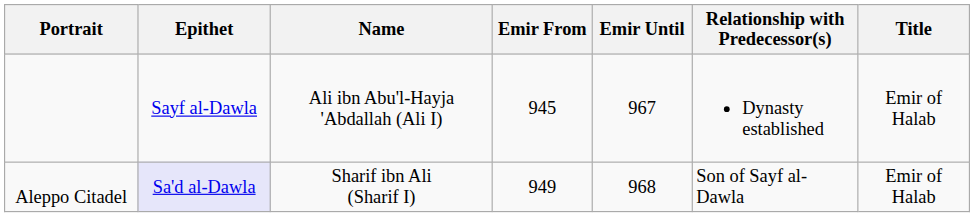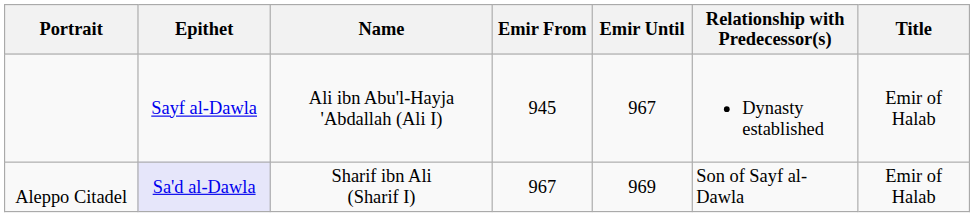(542, 186) 949 -> (542, 186) 967
(642, 186) 968 -> (642, 186) 969
